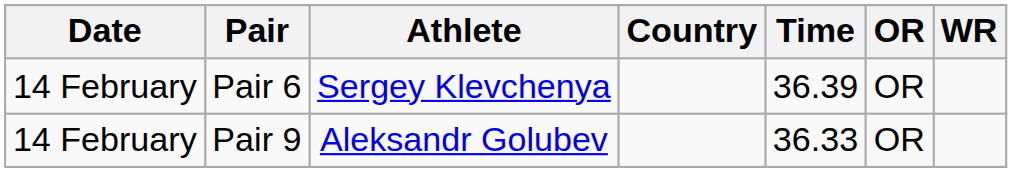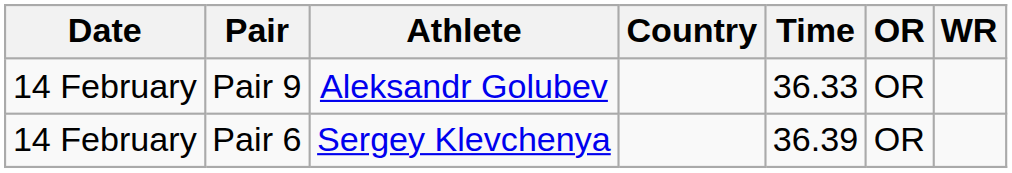rows swapped: (257, 85) <-> (257, 139)
